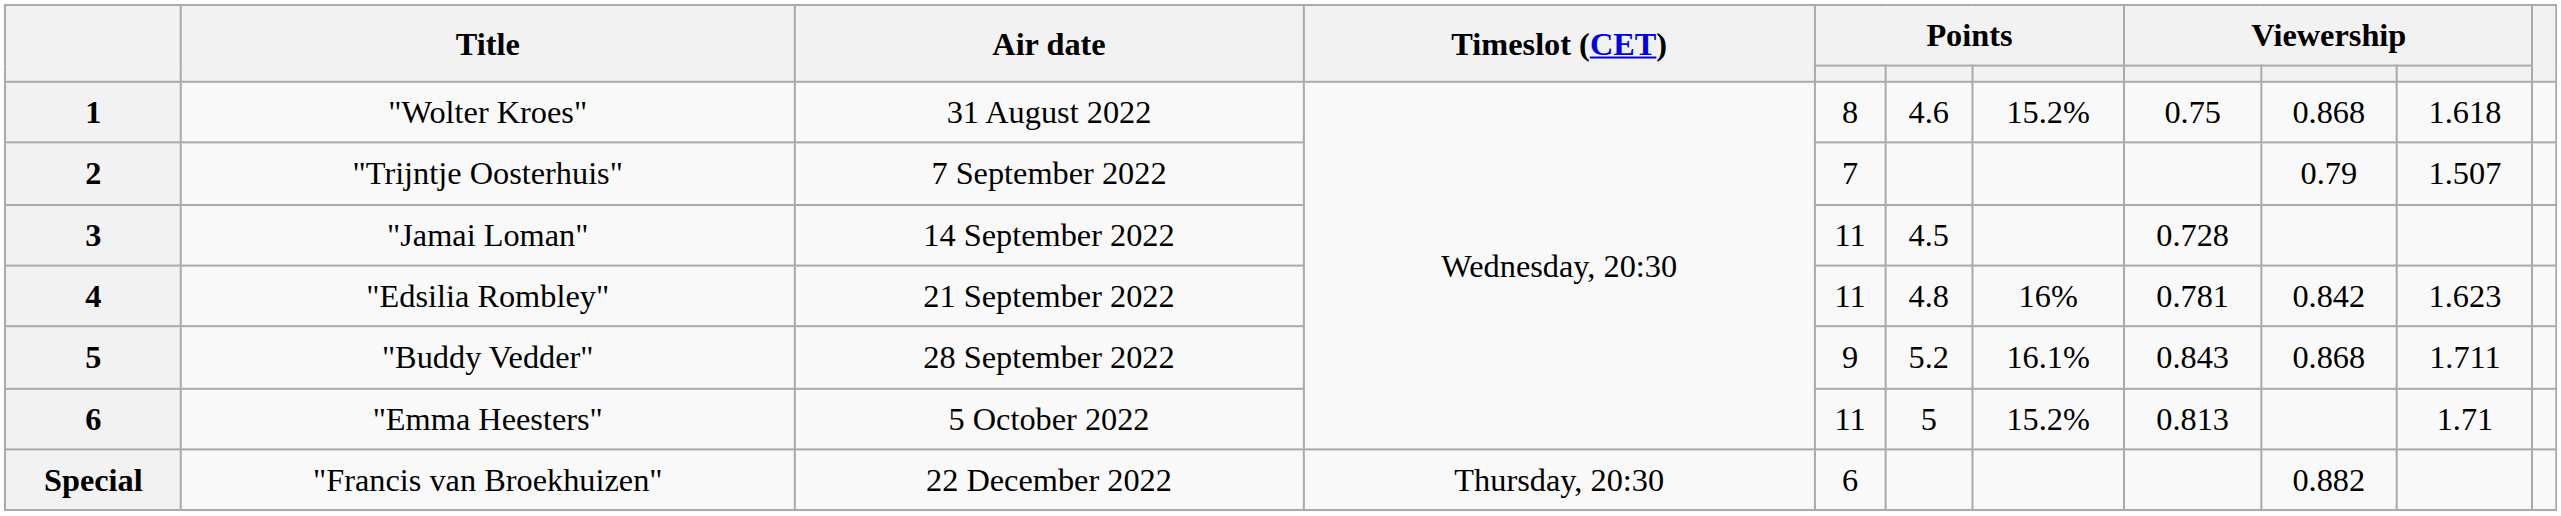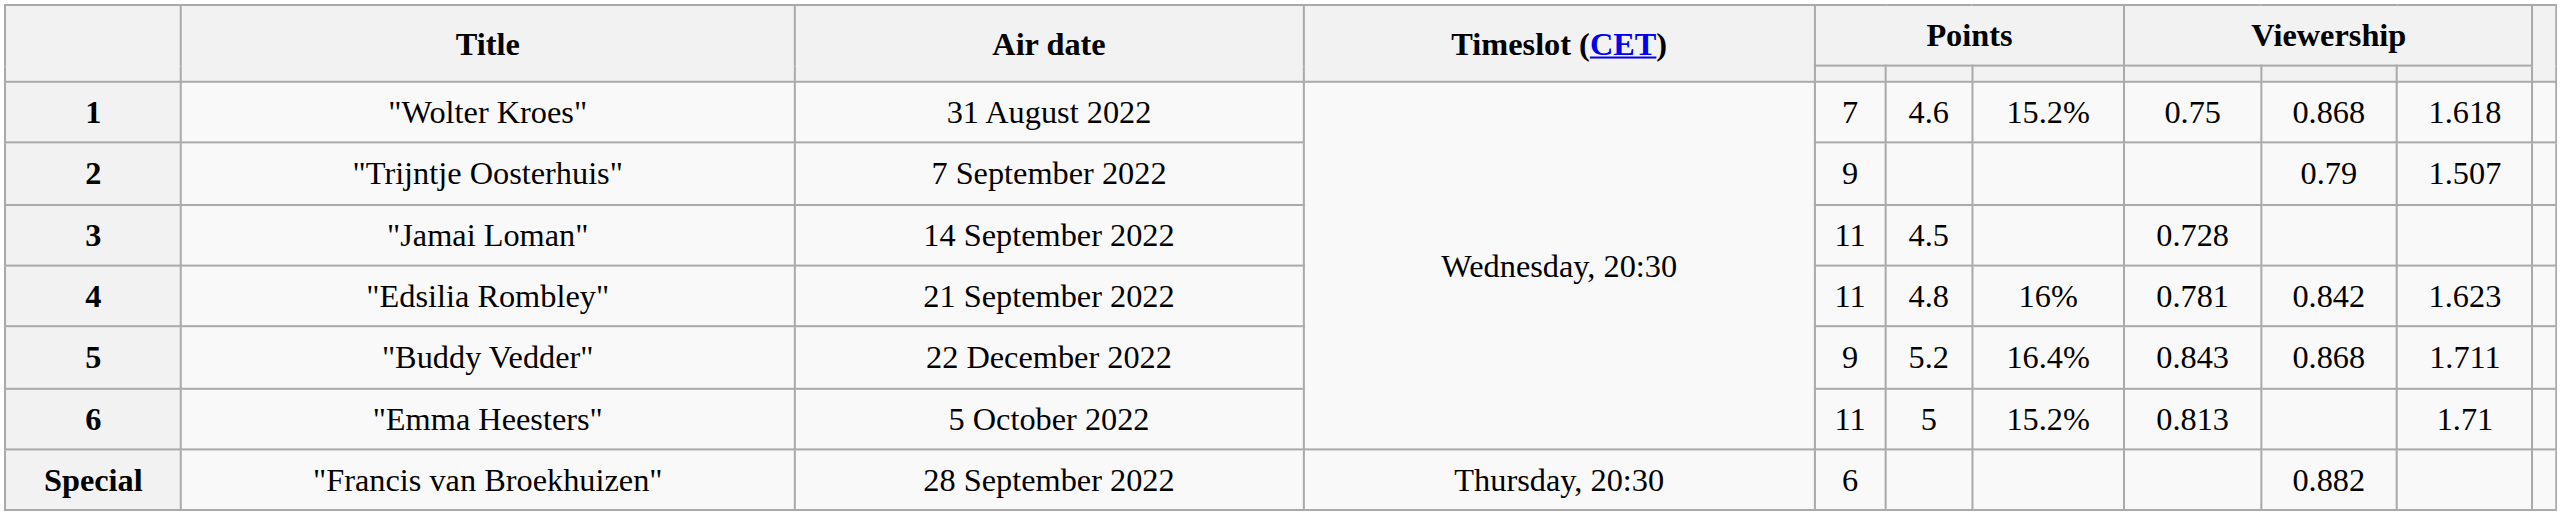(1850, 112) 8 -> (1850, 112) 7
(1850, 173) 7 -> (1850, 173) 9
(1049, 357) 28 September 2022 -> (1049, 357) 22 December 2022
(2048, 357) 16.1% -> (2048, 357) 16.4%
(1049, 480) 22 December 2022 -> (1049, 480) 28 September 2022
